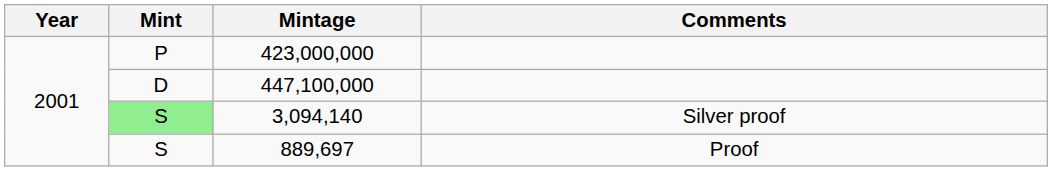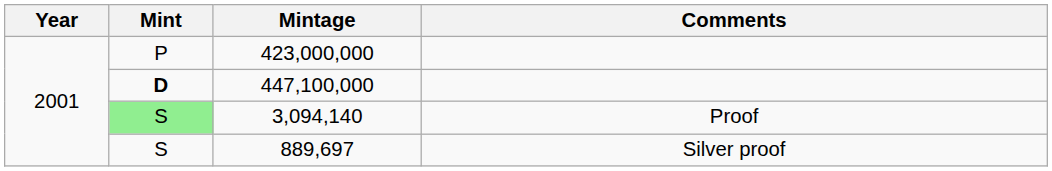(161, 85) normal -> (161, 85) bold
(734, 117) Silver proof -> (734, 117) Proof
(734, 149) Proof -> (734, 149) Silver proof
